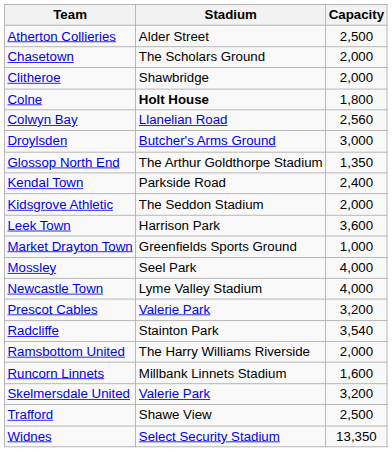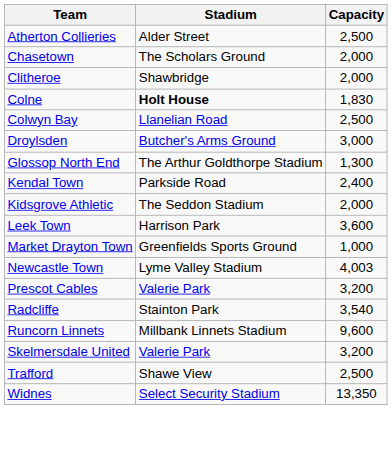(356, 99) 1,800 -> (356, 99) 1,830
(356, 120) 2,560 -> (356, 120) 2,500
(356, 162) 1,350 -> (356, 162) 1,300
- row: (32, 267)
(356, 288) 4,000 -> (356, 267) 4,003
- row: (66, 352)
(356, 373) 1,600 -> (356, 330) 9,600
